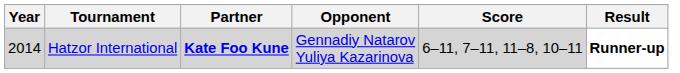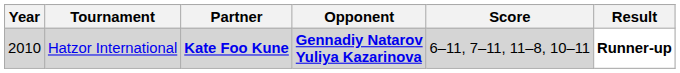(24, 48) 2014 -> (24, 48) 2010
(356, 48) normal -> (359, 48) bold
